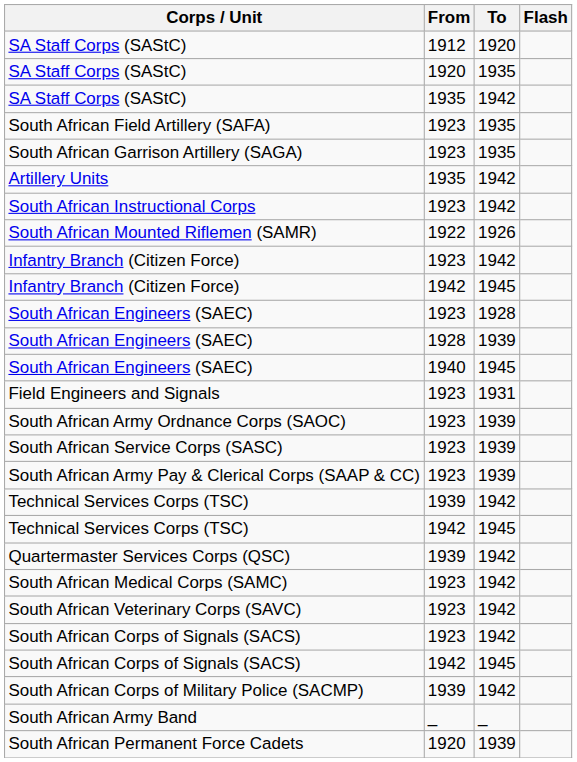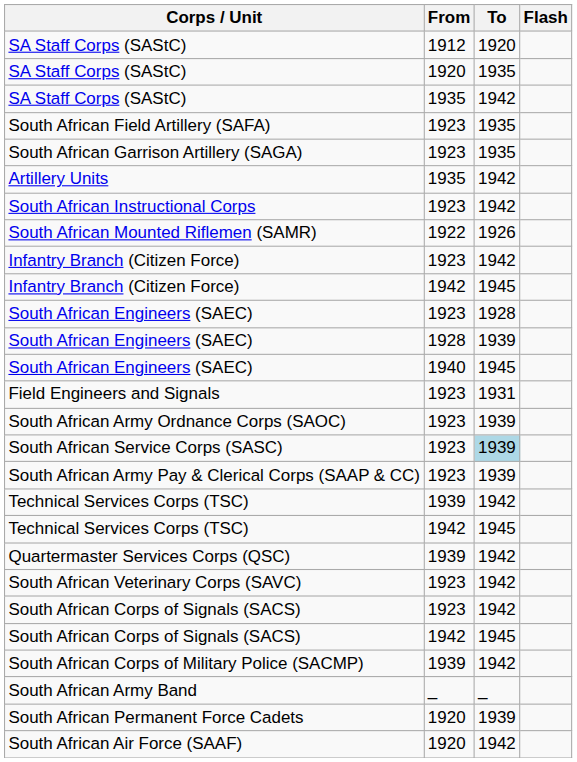(497, 448) no background -> (497, 448) lightblue background
- row: (148, 582)
+ row: (125, 744)
